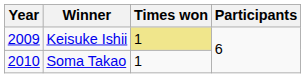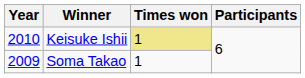(24, 38) 2009 -> (24, 38) 2010
(24, 61) 2010 -> (24, 61) 2009
